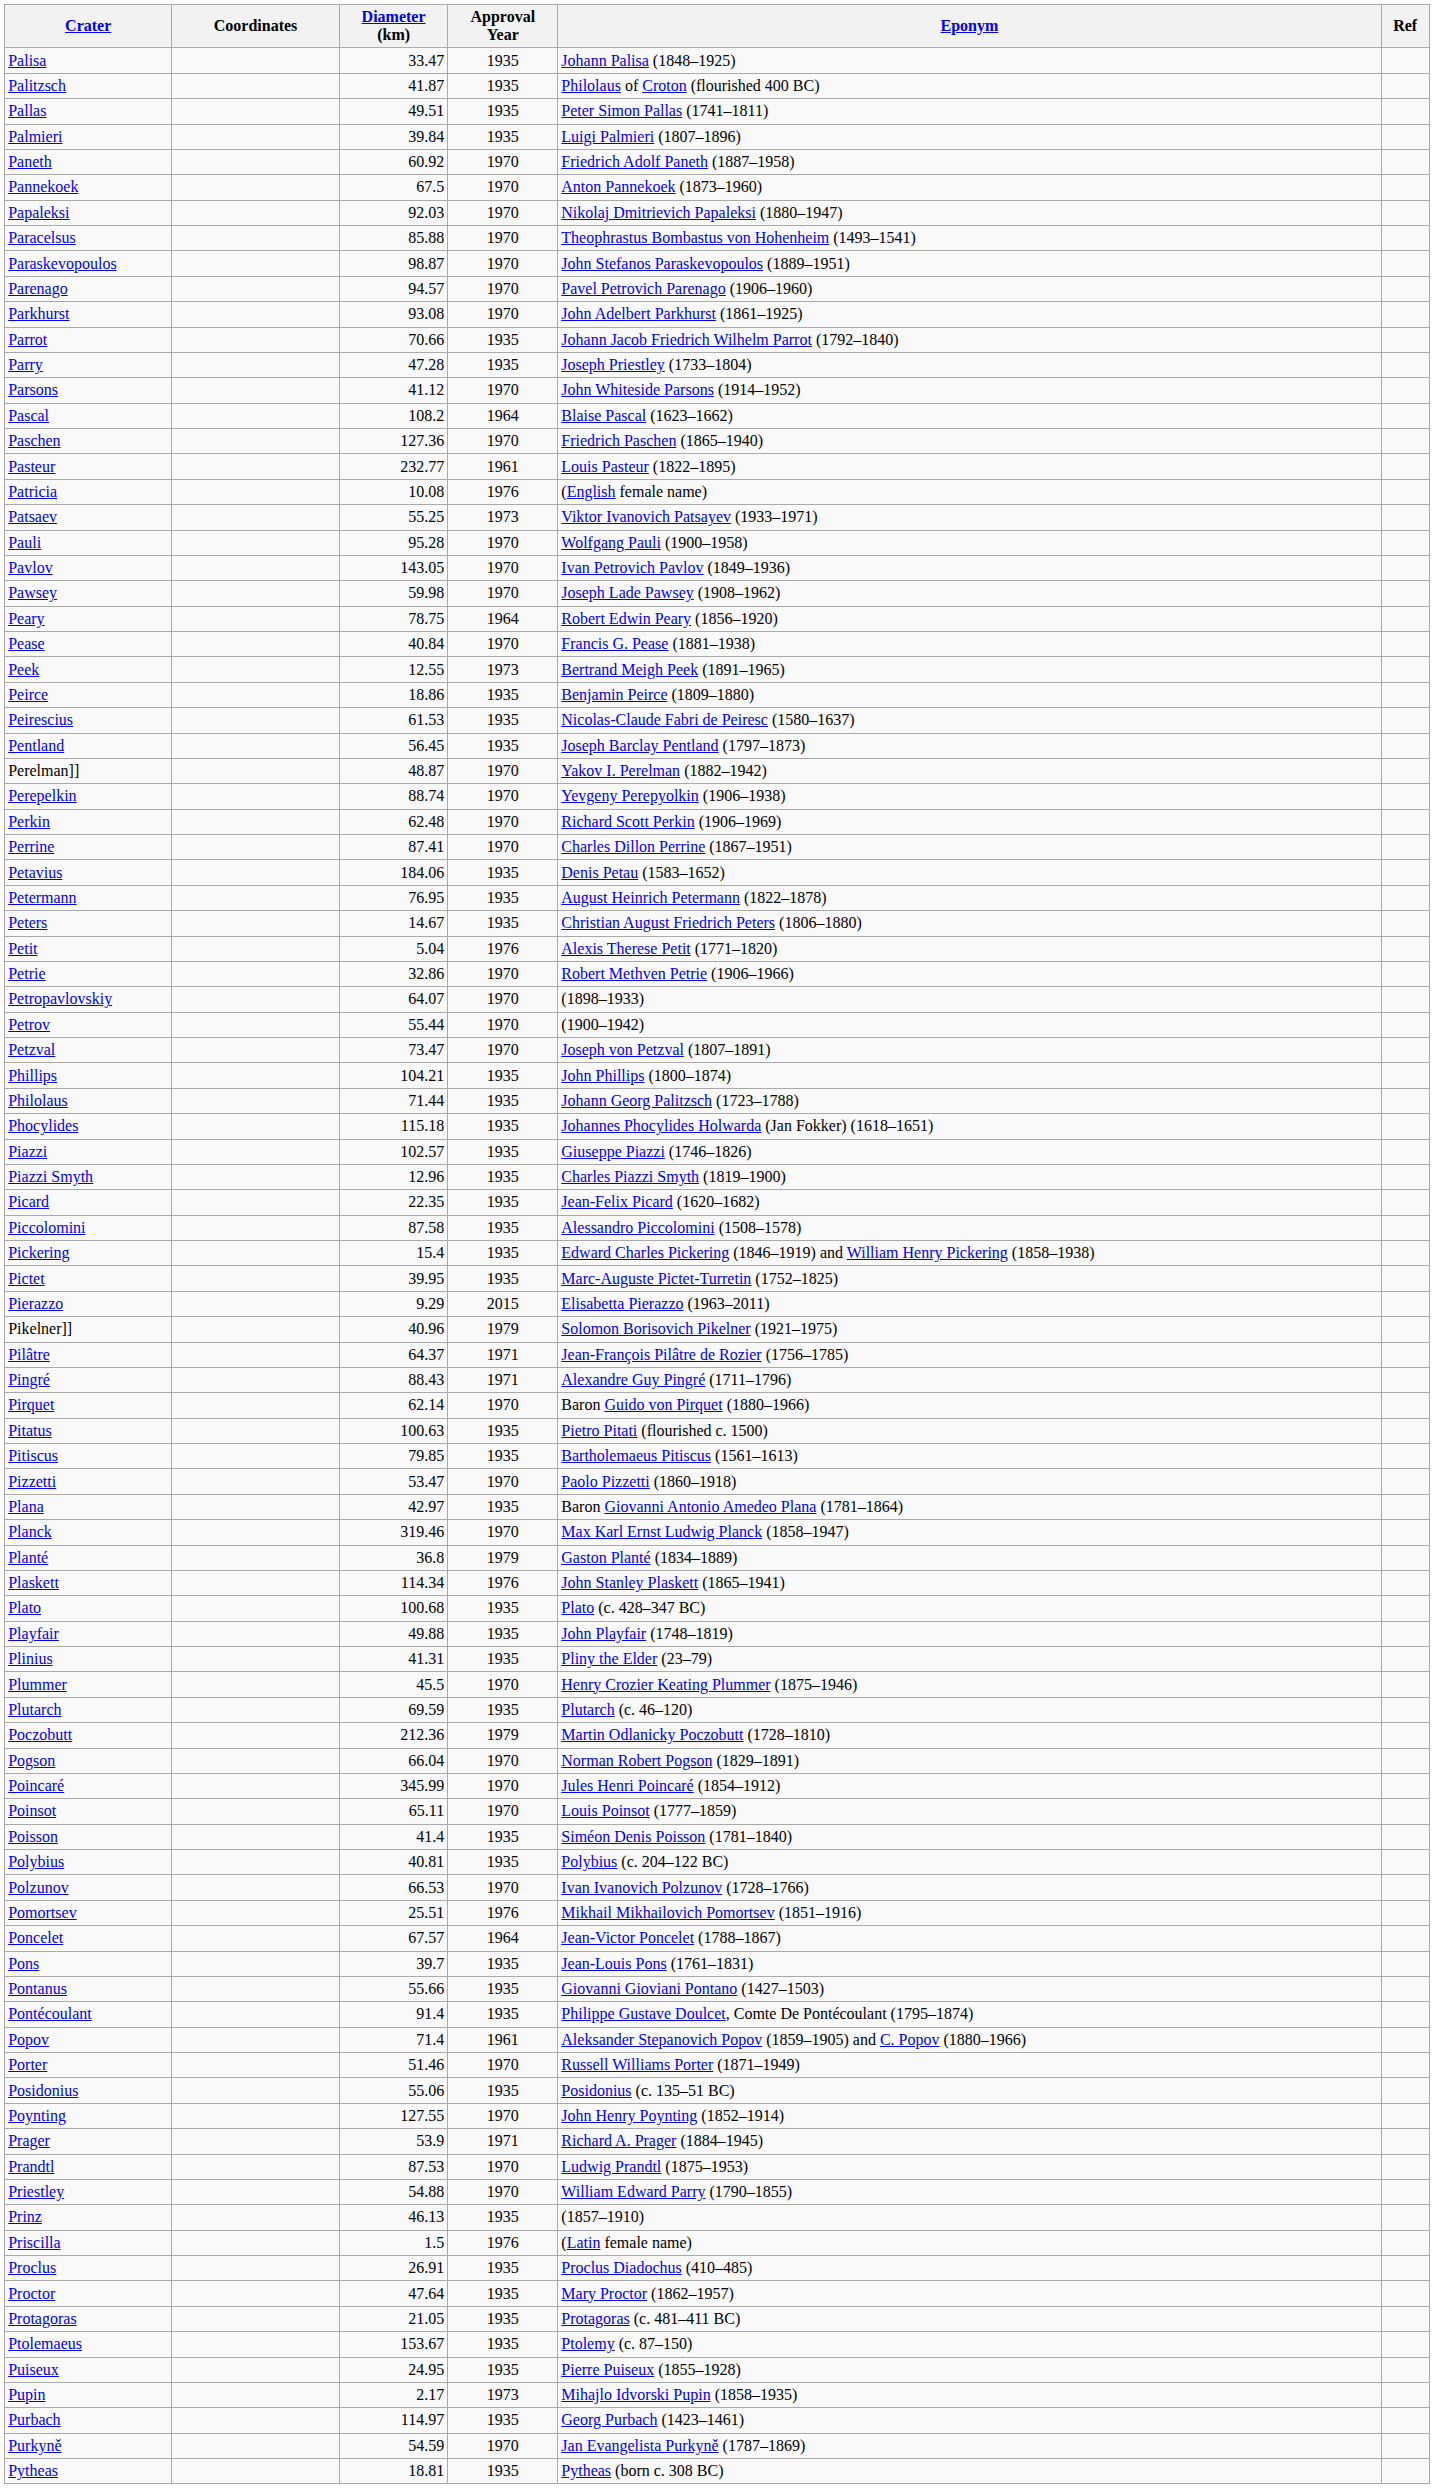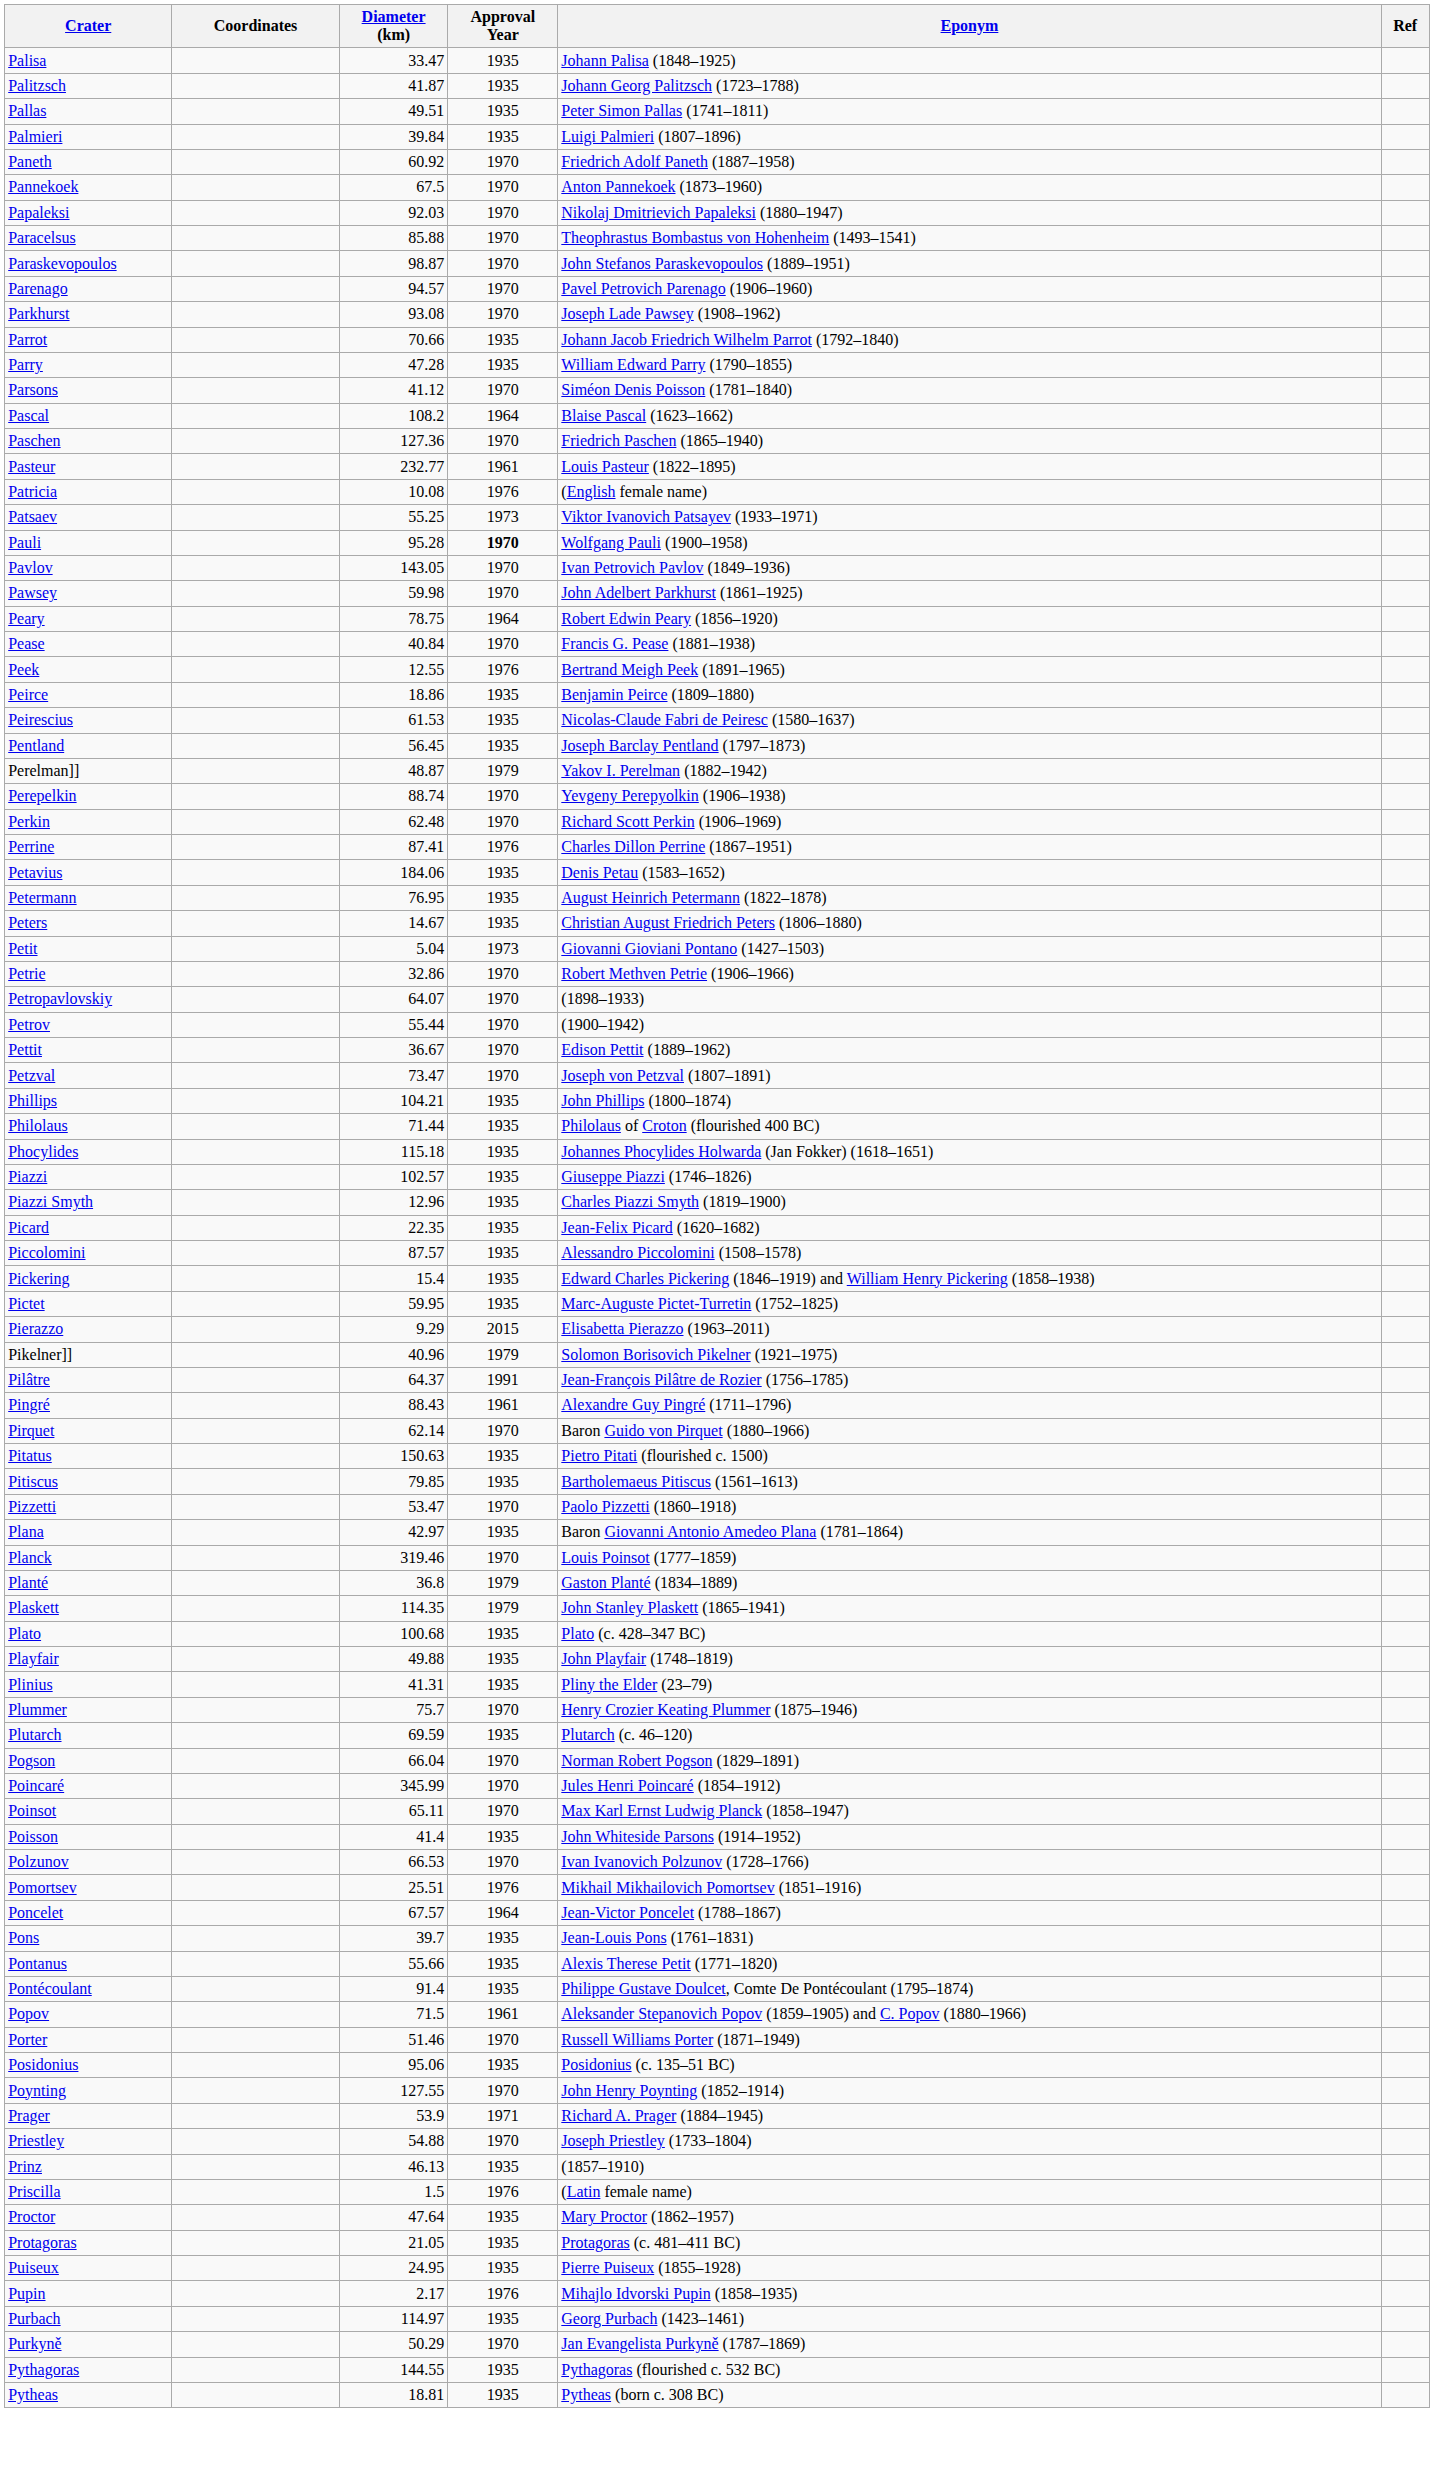(690, 85) Philolaus of Croton (flourished 400 BC) -> (680, 85) Johann Georg Palitzsch (1723–1788)
(682, 314) John Adelbert Parkhurst (1861–1925) -> (671, 314) Joseph Lade Pawsey (1908–1962)
(656, 365) Joseph Priestley (1733–1804) -> (677, 365) William Edward Parry (1790–1855)
(681, 390) John Whiteside Parsons (1914–1952) -> (677, 390) Siméon Denis Poisson (1781–1840)
(503, 542) normal -> (503, 542) bold
(671, 593) Joseph Lade Pawsey (1908–1962) -> (682, 593) John Adelbert Parkhurst (1861–1925)
(503, 669) 1973 -> (503, 669) 1976
(503, 771) 1970 -> (503, 771) 1979
(503, 847) 1970 -> (503, 847) 1976
(503, 948) 1976 -> (503, 948) 1973
(669, 948) Alexis Therese Petit (1771–1820) -> (693, 948) Giovanni Gioviani Pontano (1427–1503)
+ row: (25, 1050)
(680, 1100) Johann Georg Palitzsch (1723–1788) -> (690, 1126) Philolaus of Croton (flourished 400 BC)
(426, 1227) 87.58 -> (426, 1253) 87.57
(426, 1278) 39.95 -> (426, 1303) 59.95
(503, 1354) 1971 -> (503, 1380) 1991
(503, 1380) 1971 -> (503, 1405) 1961
(422, 1430) 100.63 -> (422, 1456) 150.63
(705, 1532) Max Karl Ernst Ludwig Planck (1858–1947) -> (649, 1557) Louis Poinsot (1777–1859)
(423, 1583) 114.34 -> (423, 1608) 114.35
(503, 1583) 1976 -> (503, 1608) 1979
(430, 1684) 45.5 -> (430, 1709) 75.7
- row: (40, 1735)
(649, 1811) Louis Poinsot (1777–1859) -> (705, 1811) Max Karl Ernst Ludwig Planck (1858–1947)
(677, 1836) Siméon Denis Poisson (1781–1840) -> (681, 1836) John Whiteside Parsons (1914–1952)
- row: (36, 1862)
(693, 1989) Giovanni Gioviani Pontano (1427–1503) -> (669, 1963) Alexis Therese Petit (1771–1820)
(430, 2039) 71.4 -> (430, 2014) 71.5
(426, 2090) 55.06 -> (426, 2065) 95.06
- row: (31, 2166)
(677, 2192) William Edward Parry (1790–1855) -> (656, 2141) Joseph Priestley (1733–1804)
- row: (32, 2268)
- row: (45, 2344)
(503, 2395) 1973 -> (503, 2293) 1976
(426, 2445) 54.59 -> (426, 2344) 50.29
+ row: (44, 2369)
